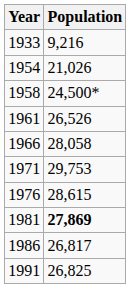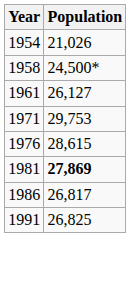- row: (24, 42)
(70, 118) 26,526 -> (70, 93) 26,127
- row: (24, 144)
